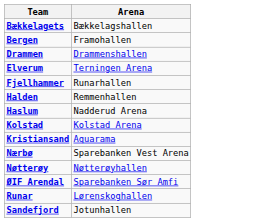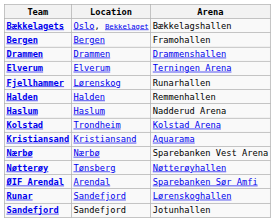+ column: (111, 11)
